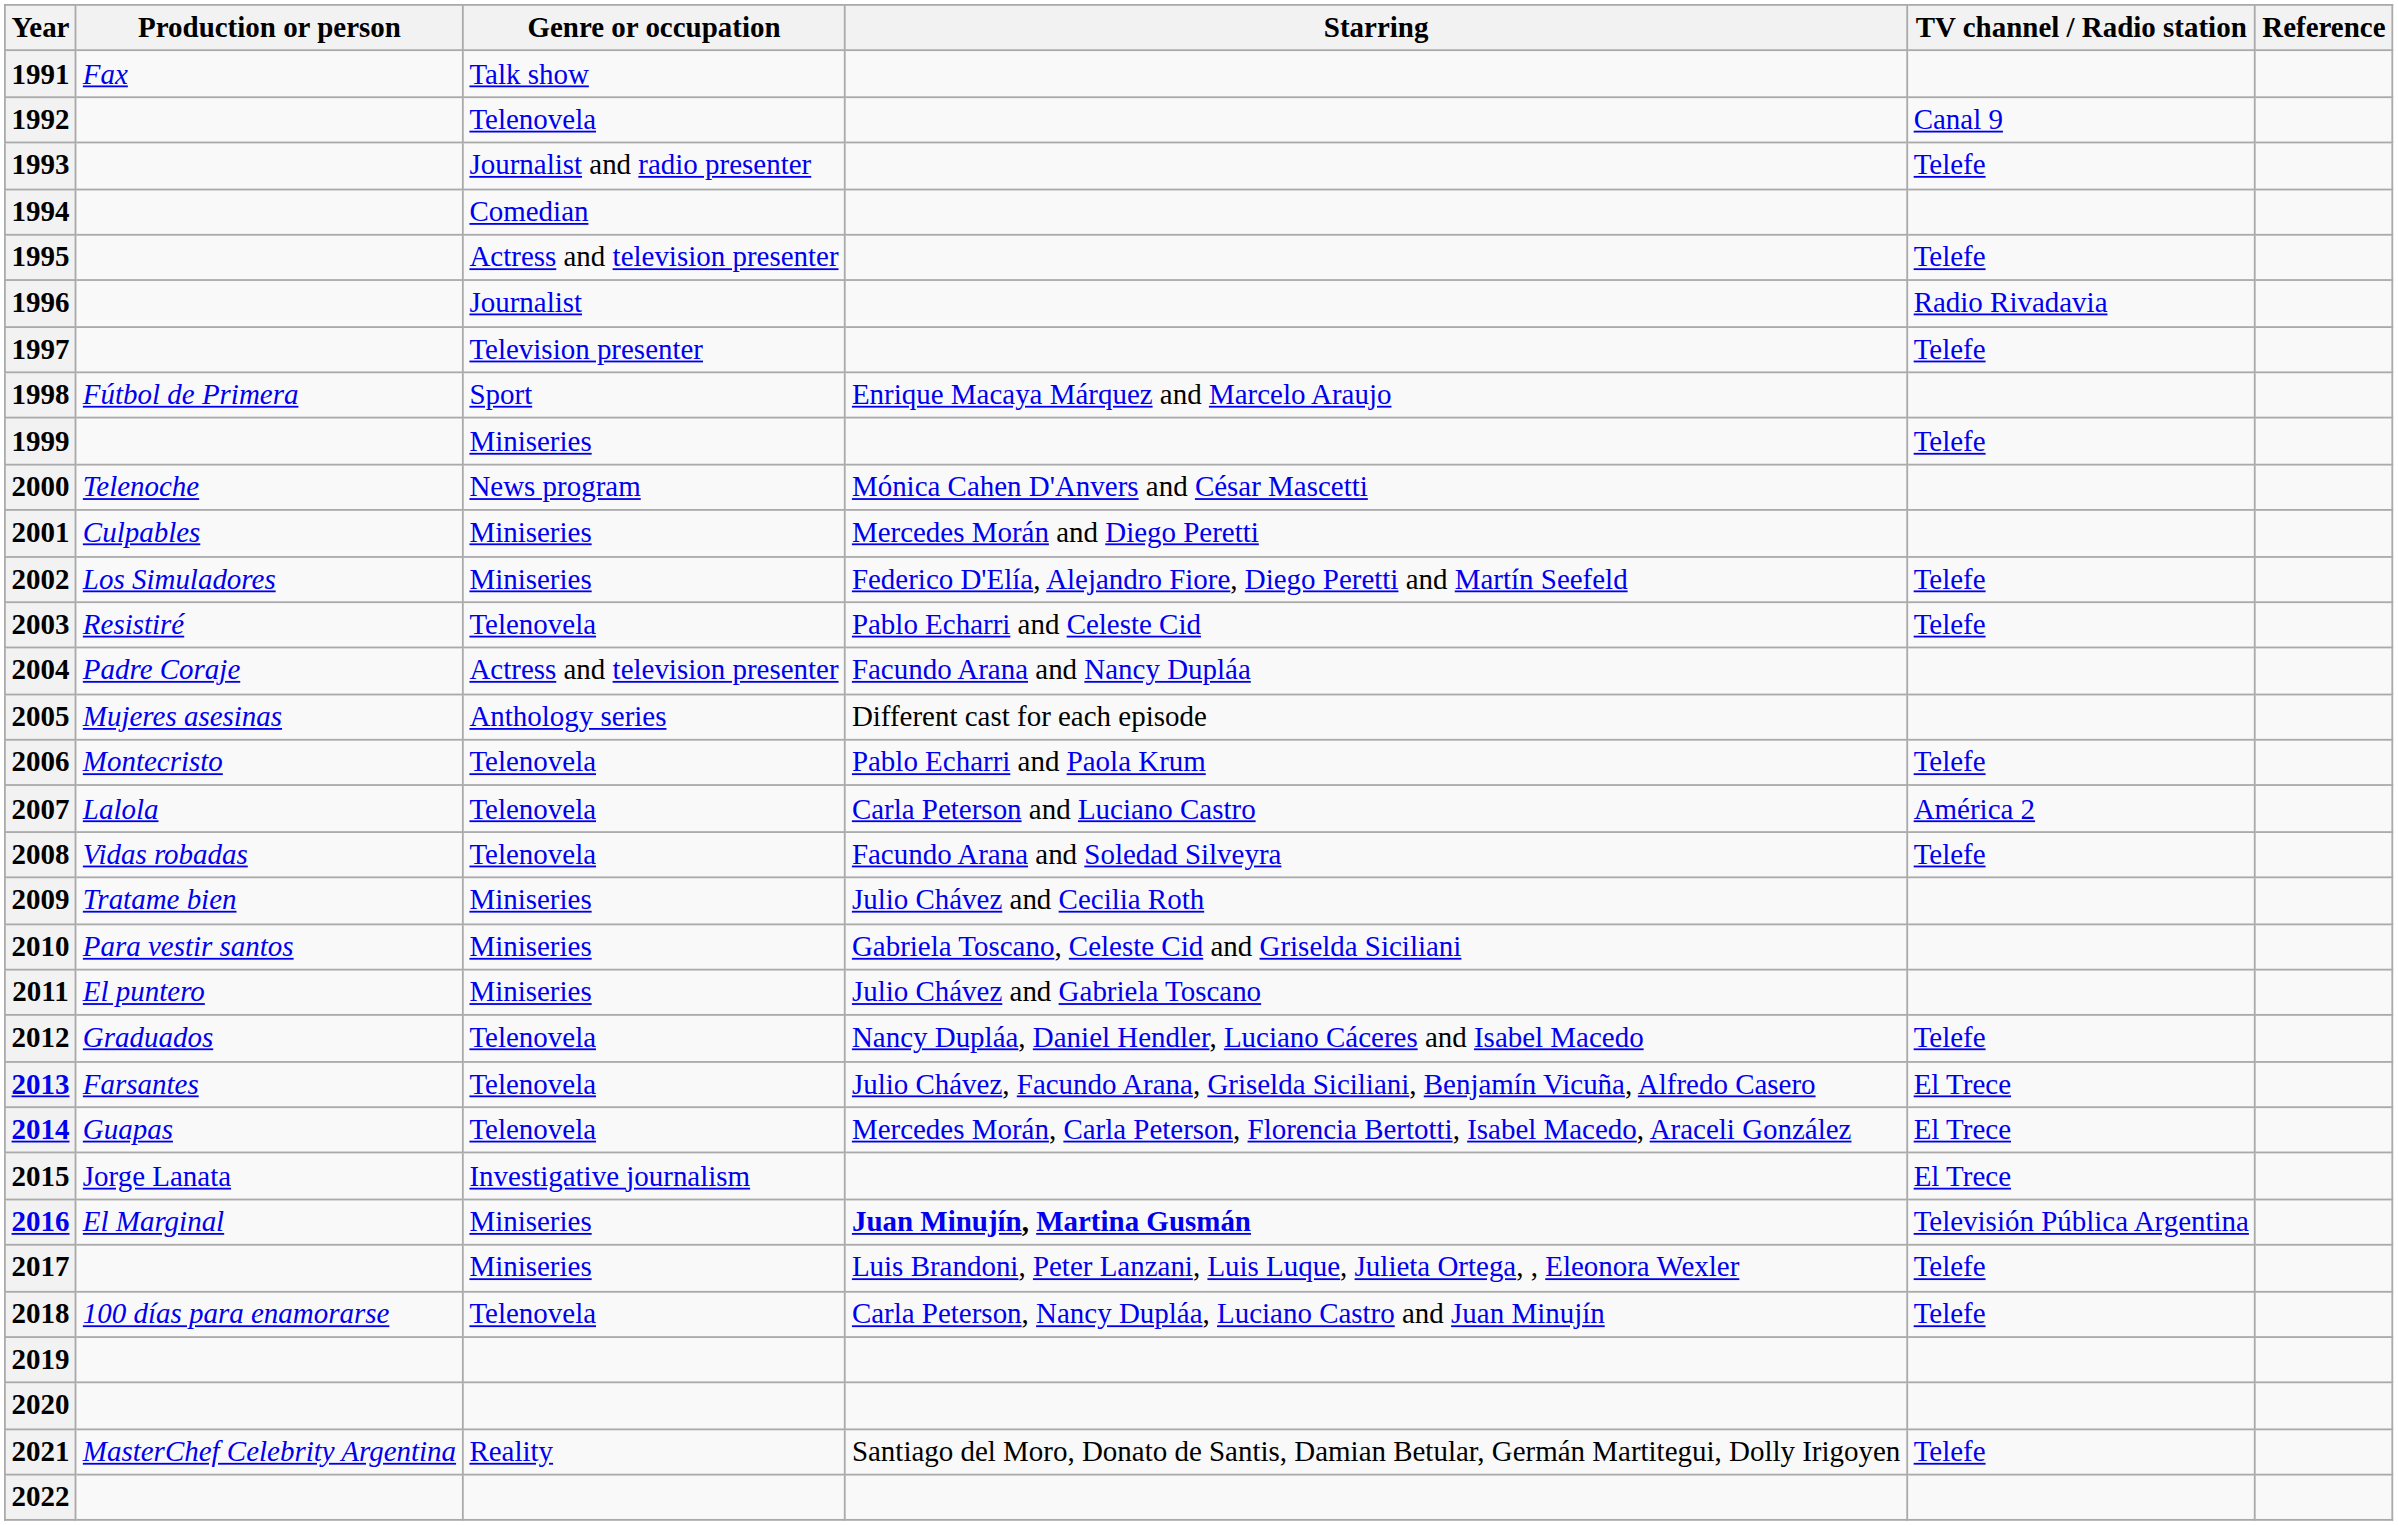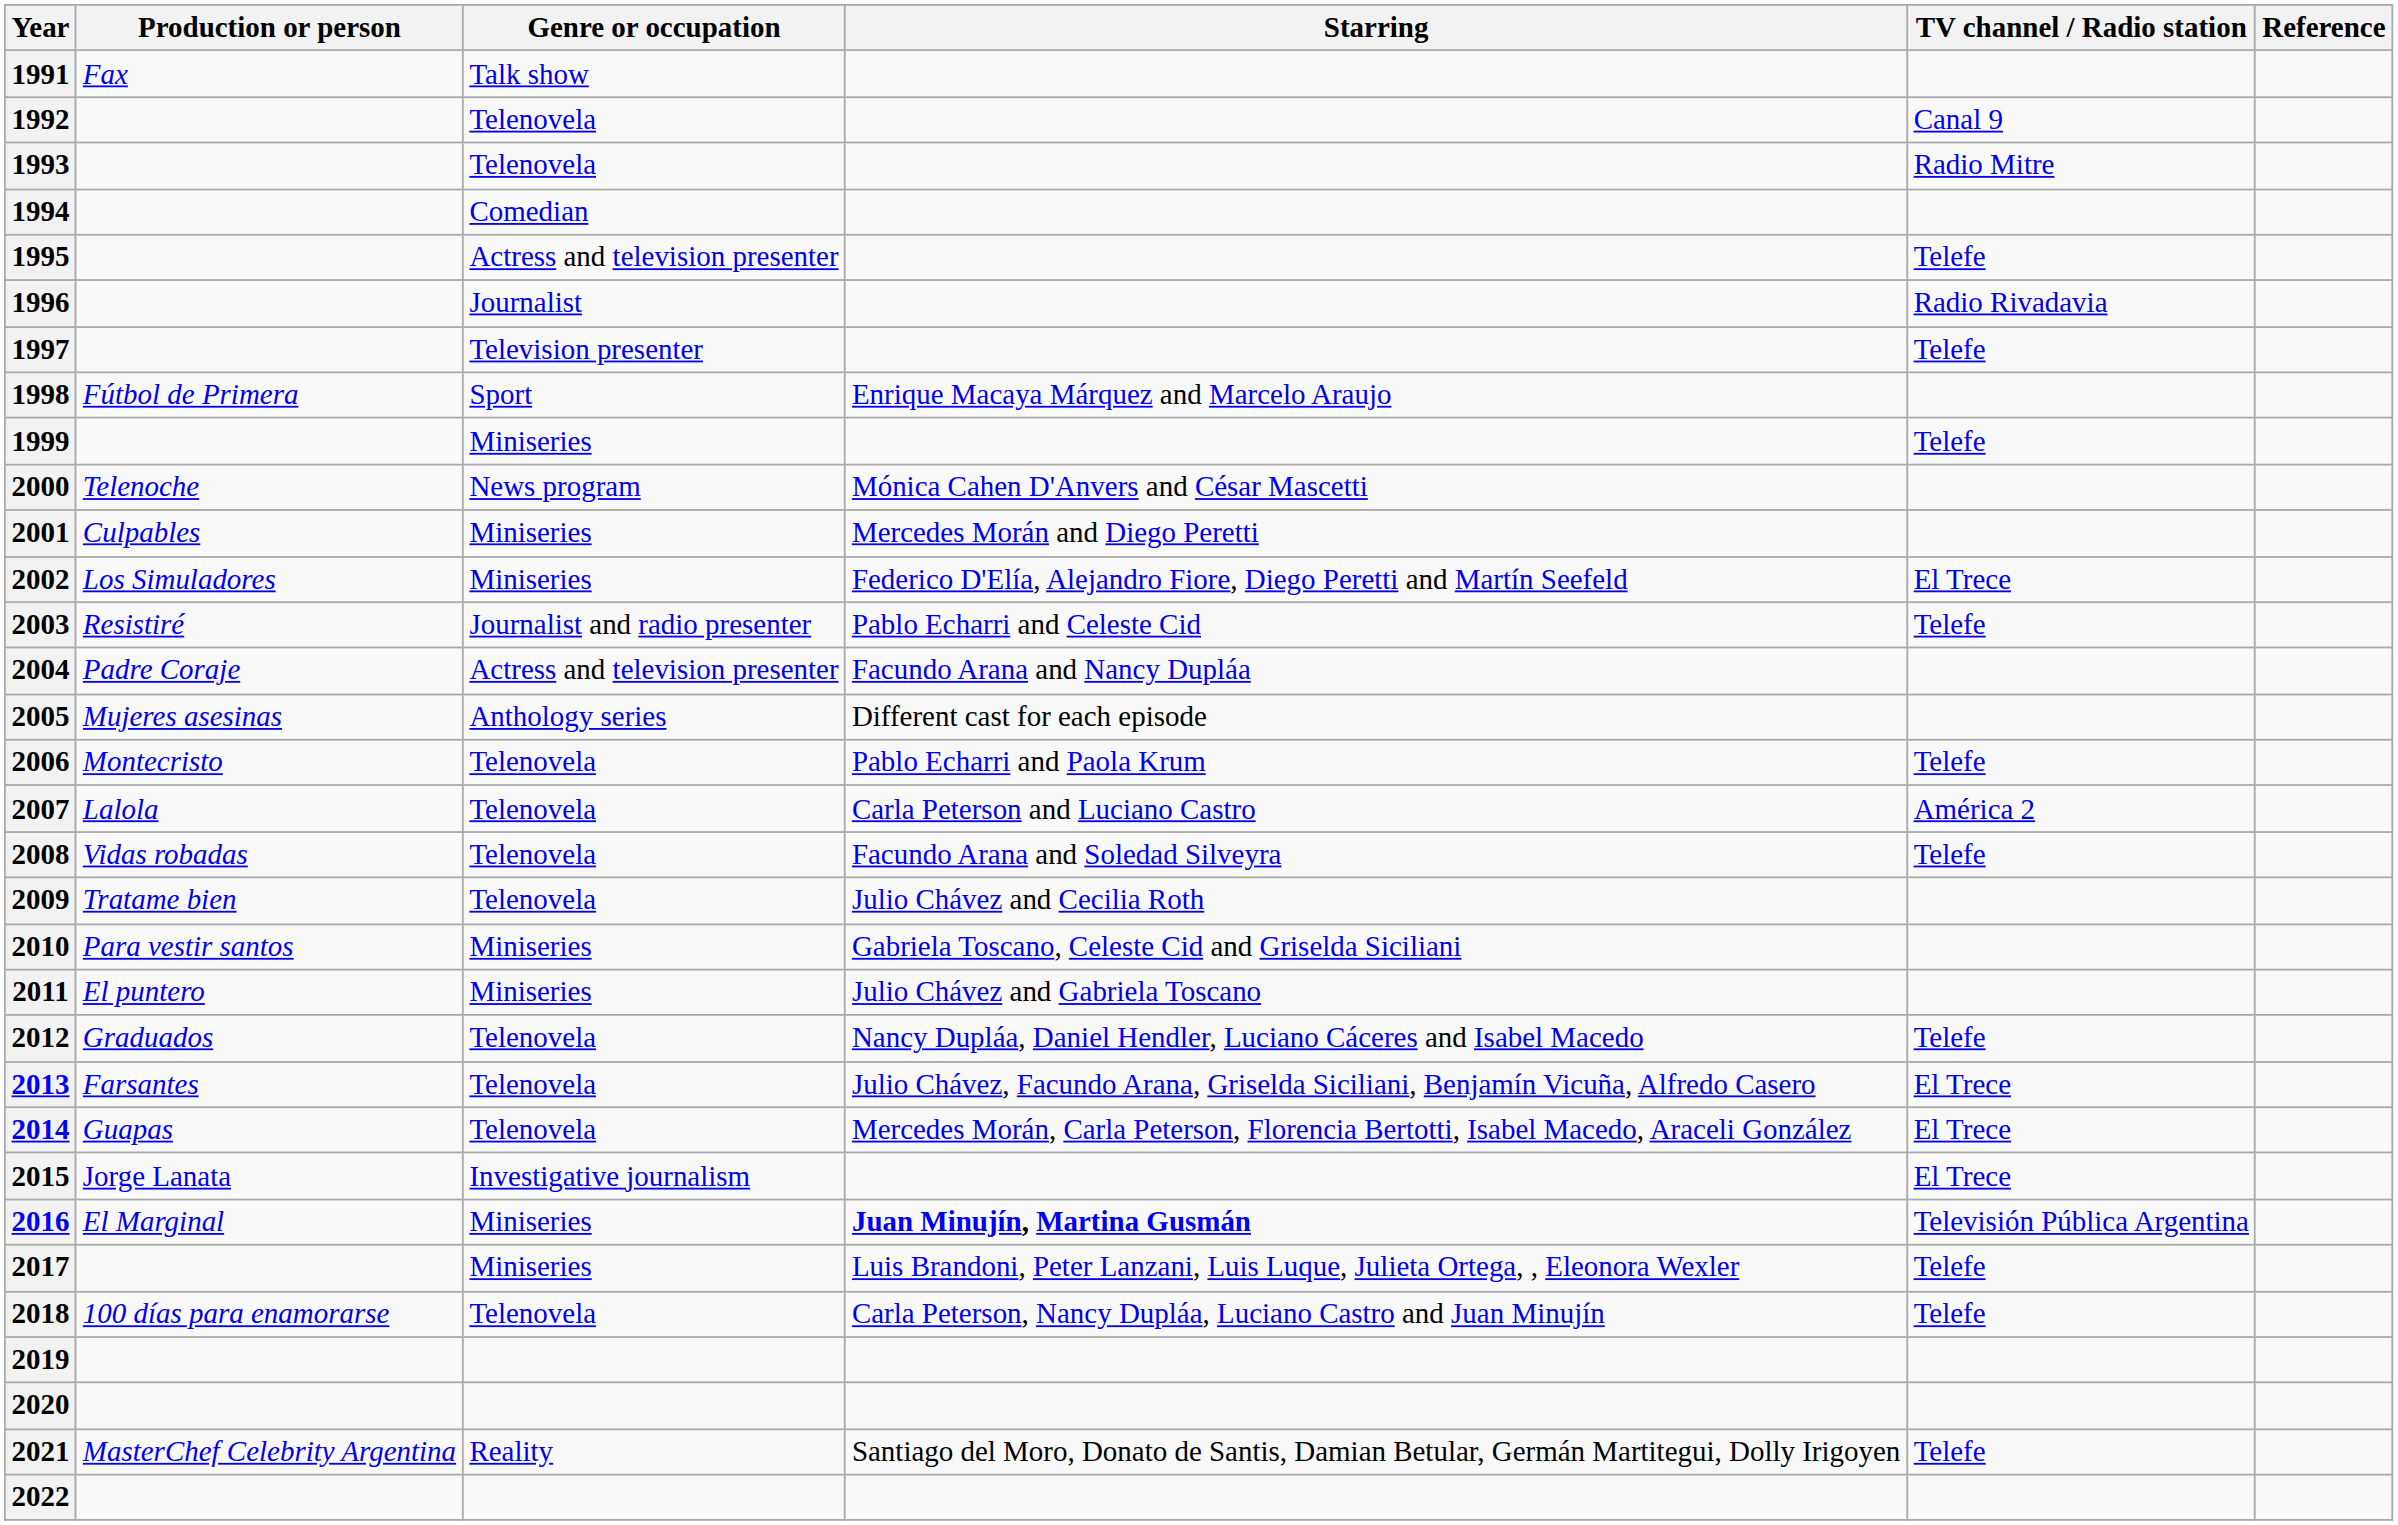(640, 165) Journalist and radio presenter -> (533, 165) Telenovela
(1950, 165) Telefe -> (1984, 165) Radio Mitre
(1950, 578) Telefe -> (1962, 578) El Trece
(533, 624) Telenovela -> (640, 624) Journalist and radio presenter
(531, 900) Miniseries -> (533, 900) Telenovela
